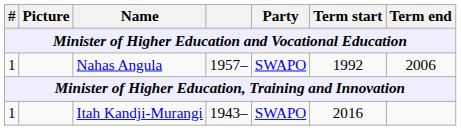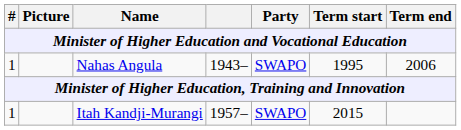(229, 64) 1957– -> (229, 64) 1943–
(348, 64) 1992 -> (348, 64) 1995
(229, 112) 1943– -> (229, 112) 1957–
(348, 112) 2016 -> (348, 112) 2015
